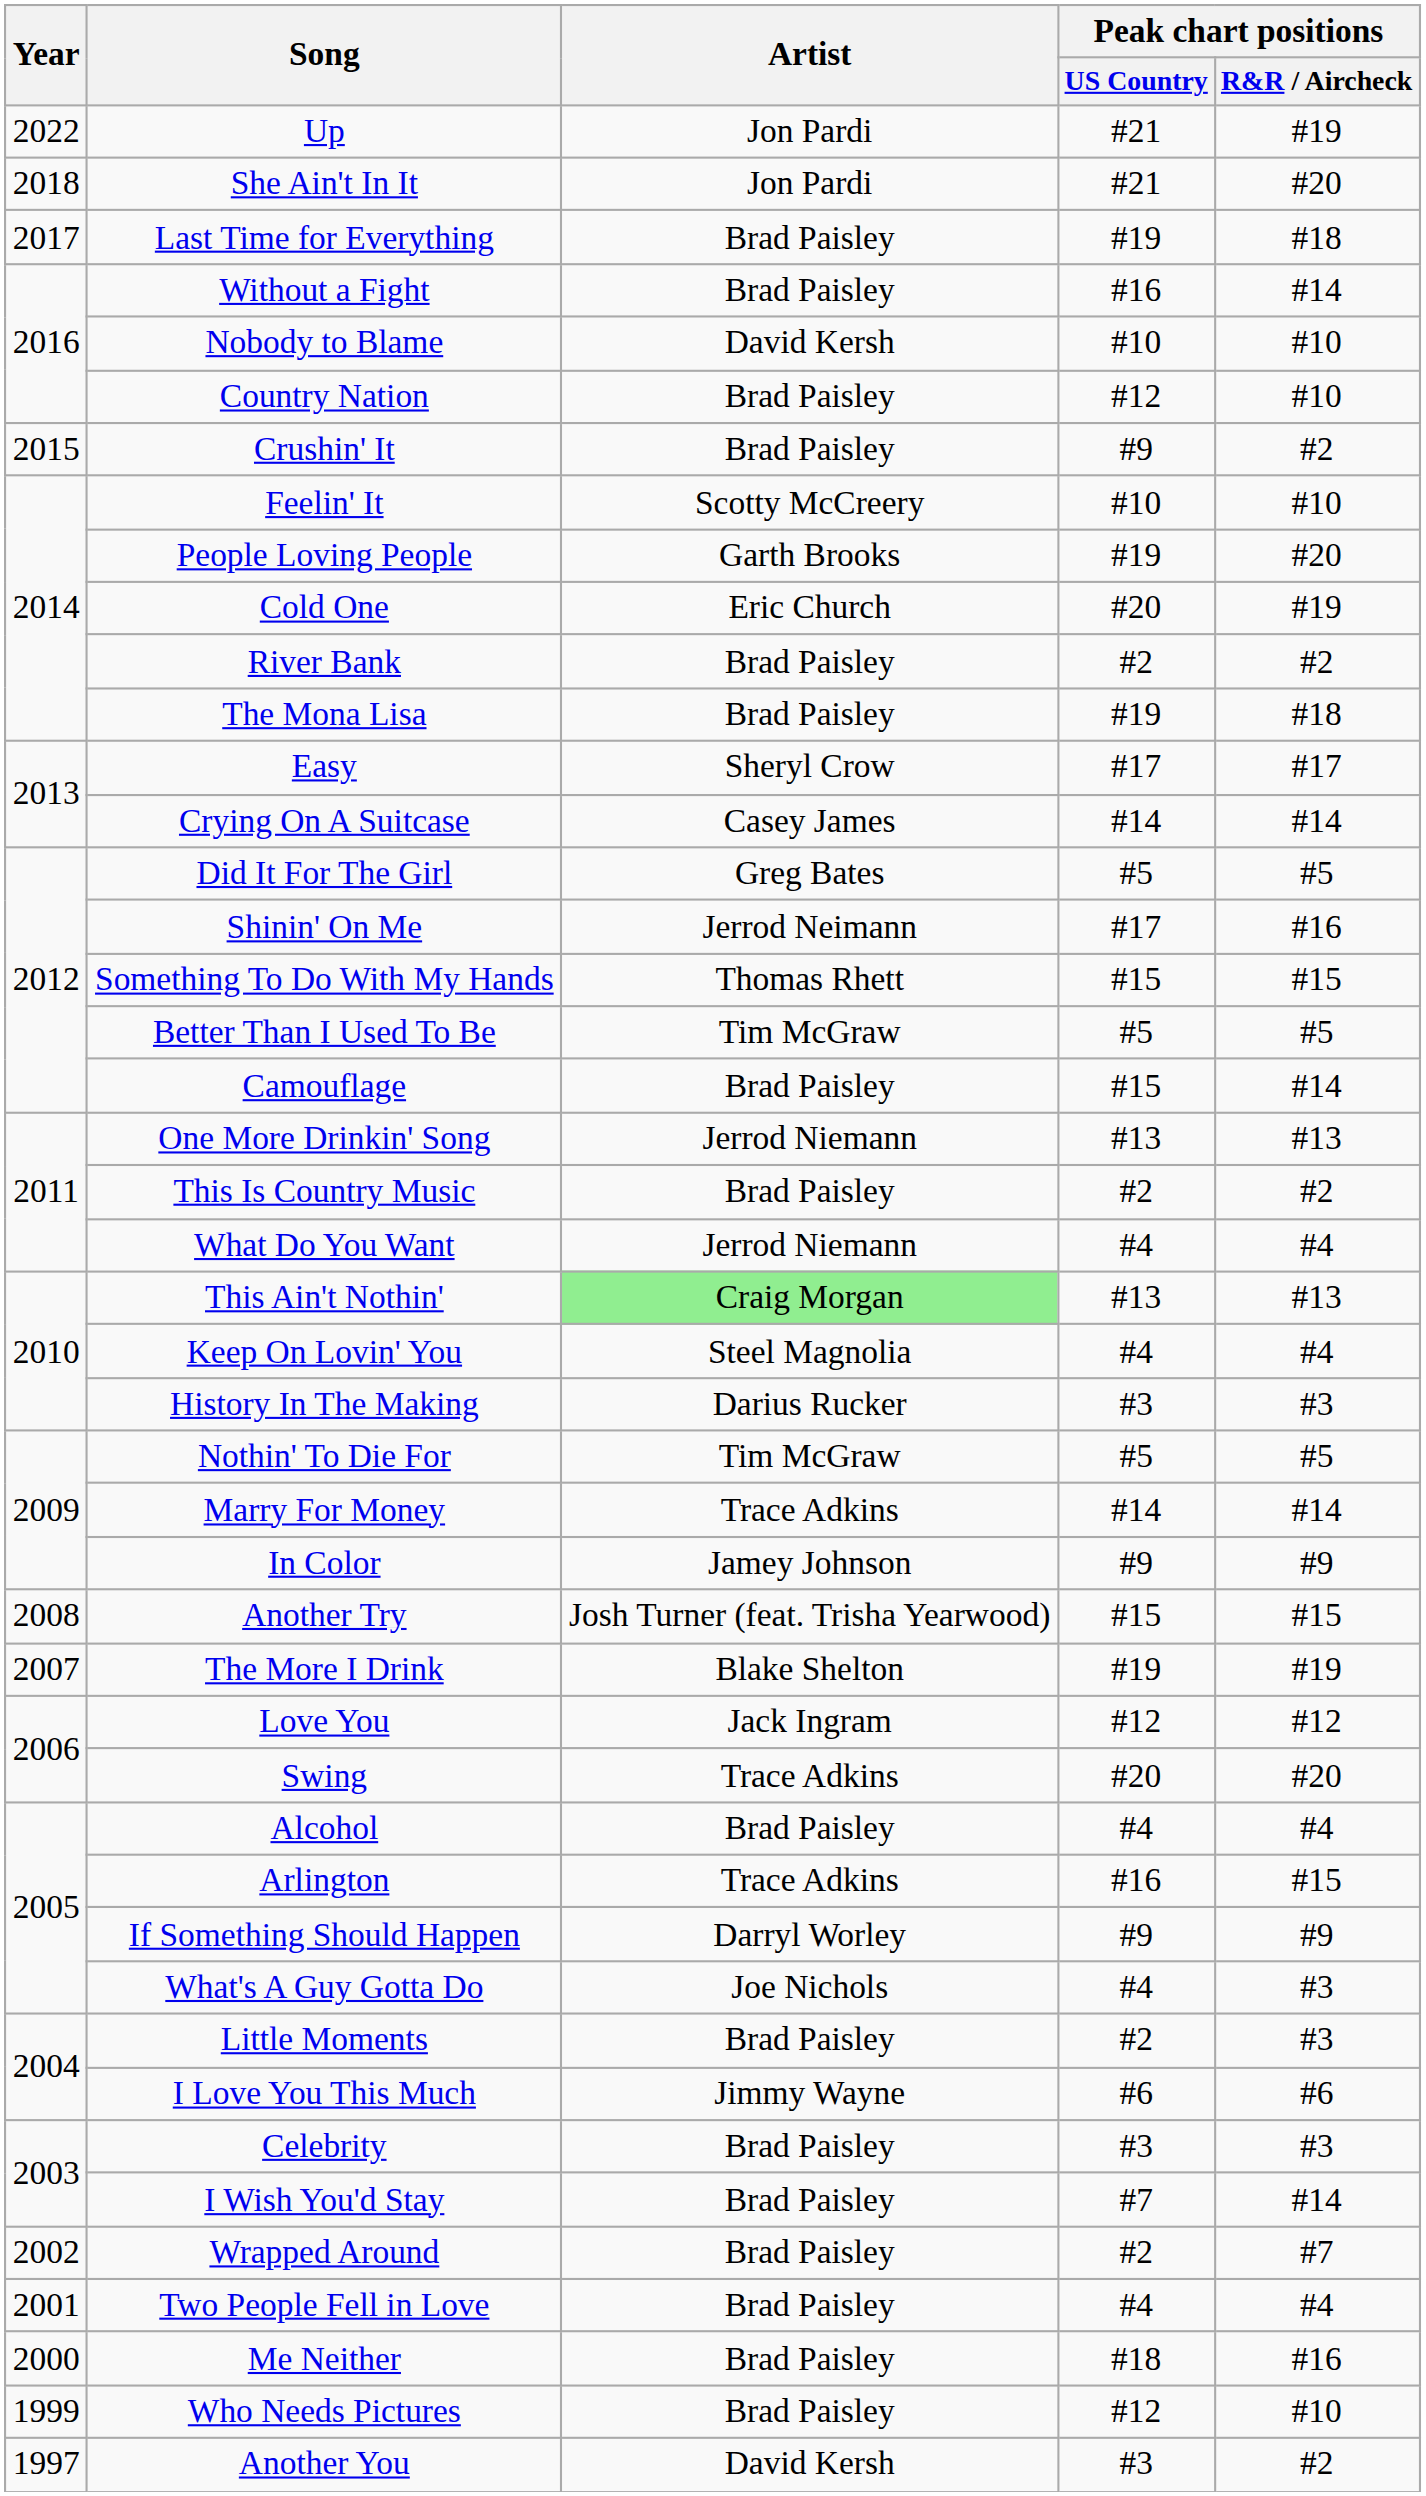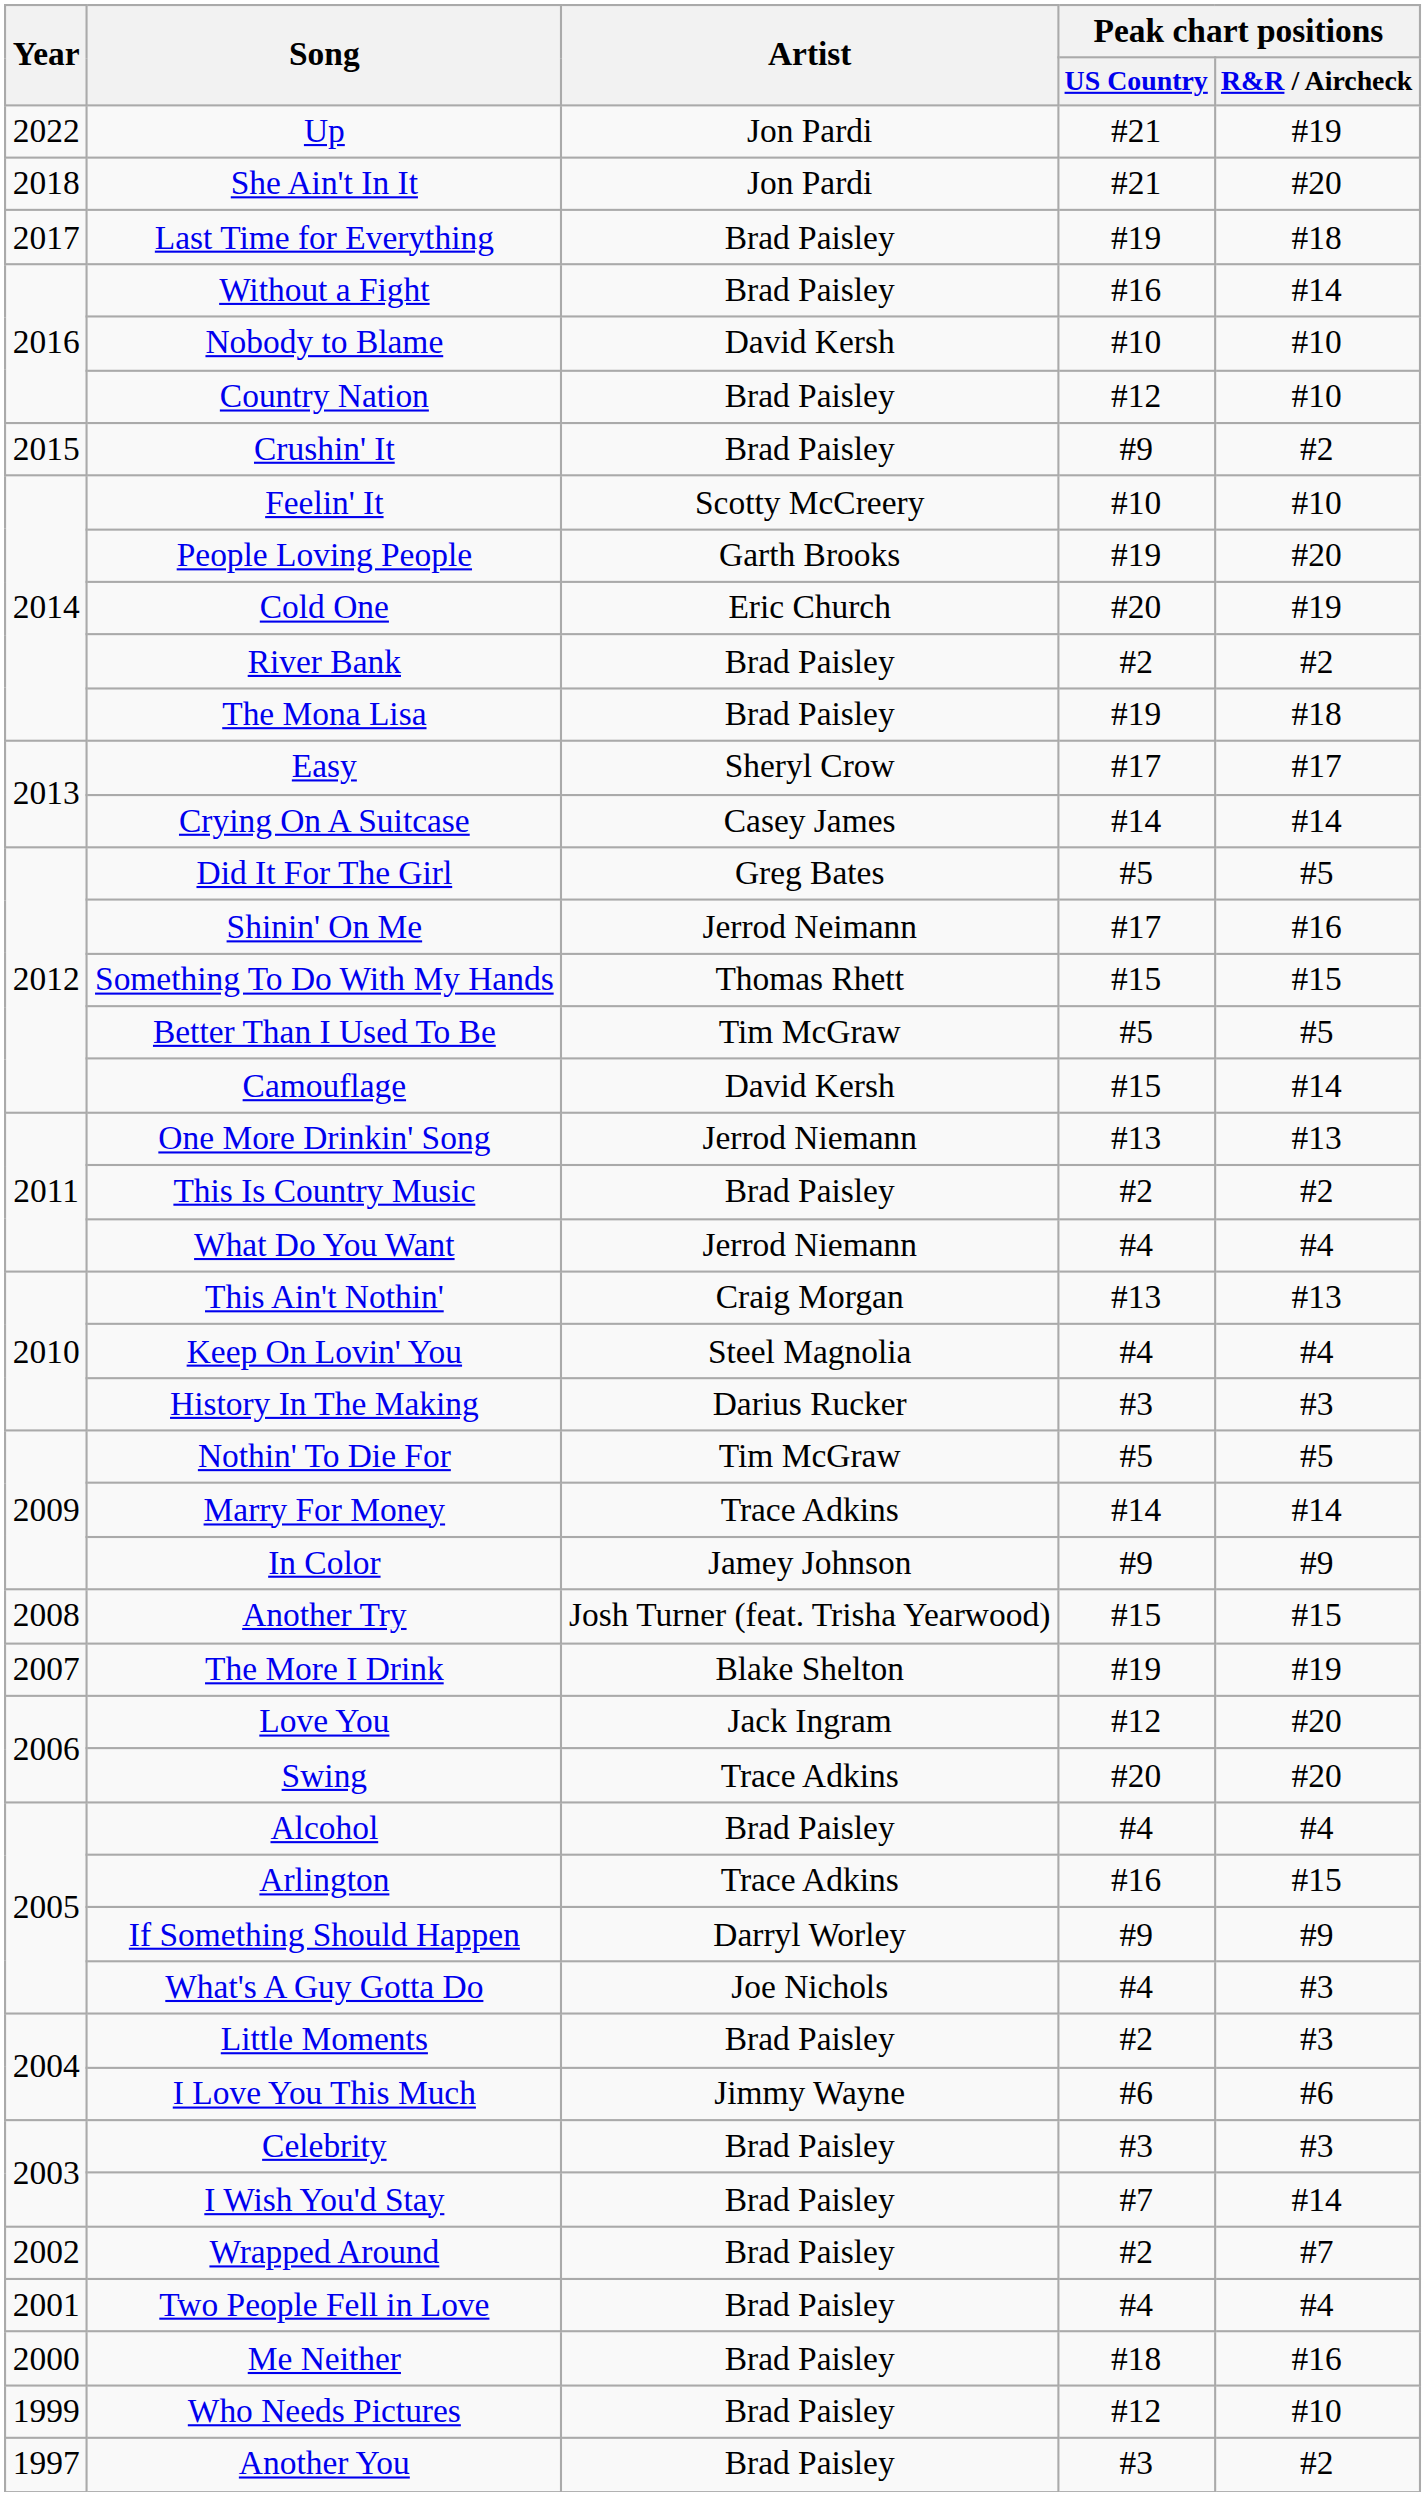(810, 1085) Brad Paisley -> (810, 1085) David Kersh
(810, 1297) lightgreen background -> (810, 1297) no background
(1317, 1721) #12 -> (1317, 1721) #20
(810, 2464) David Kersh -> (810, 2464) Brad Paisley
